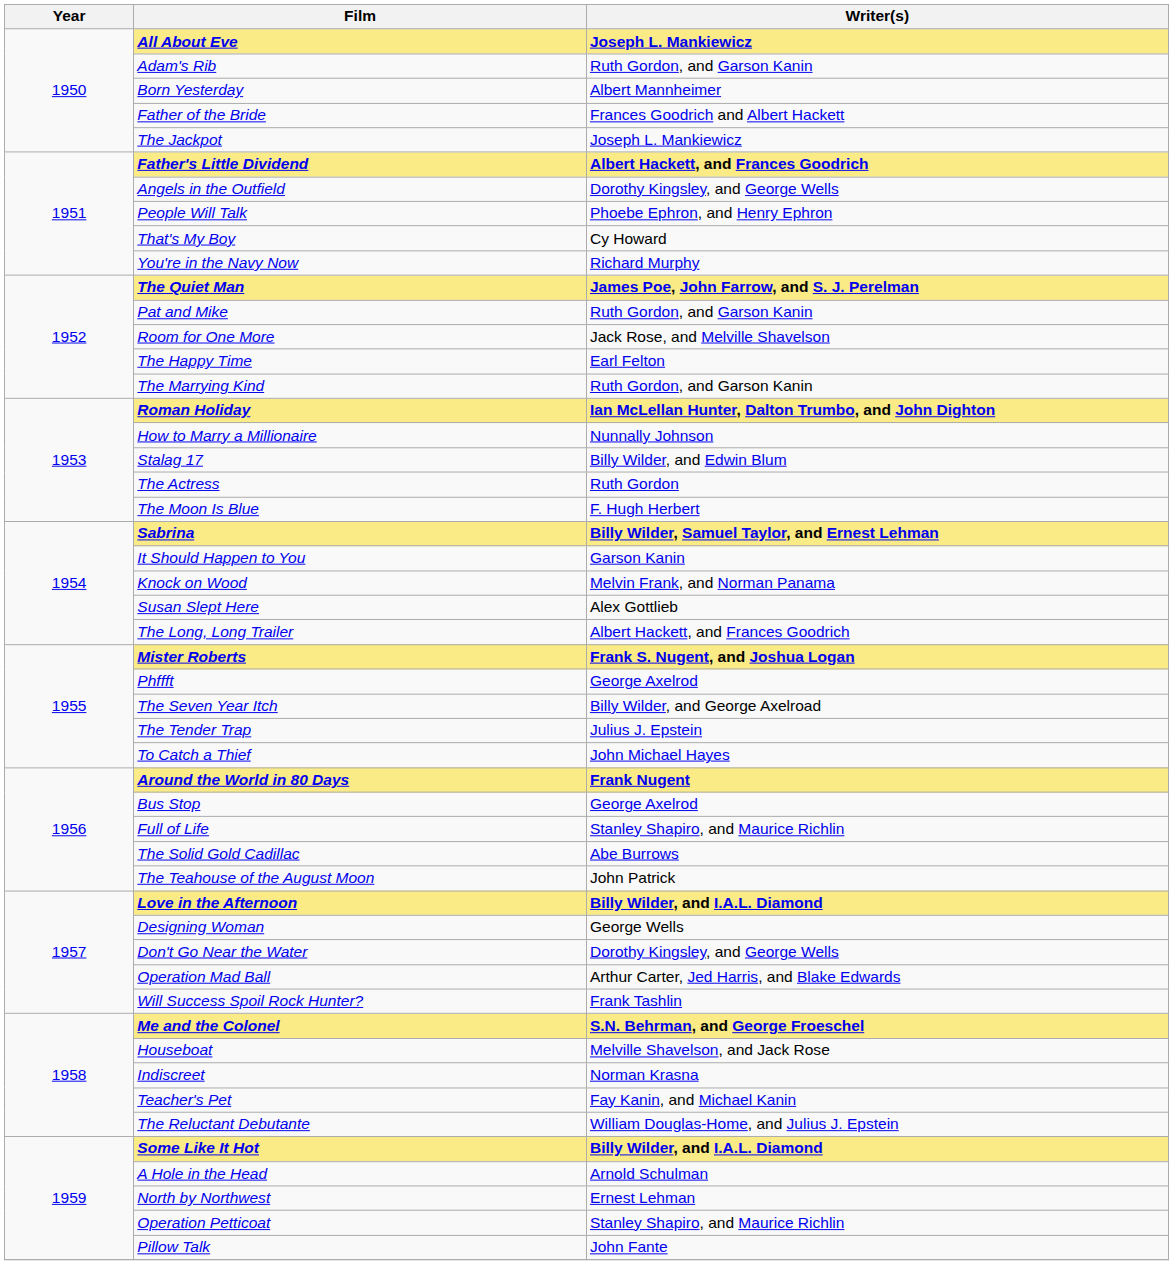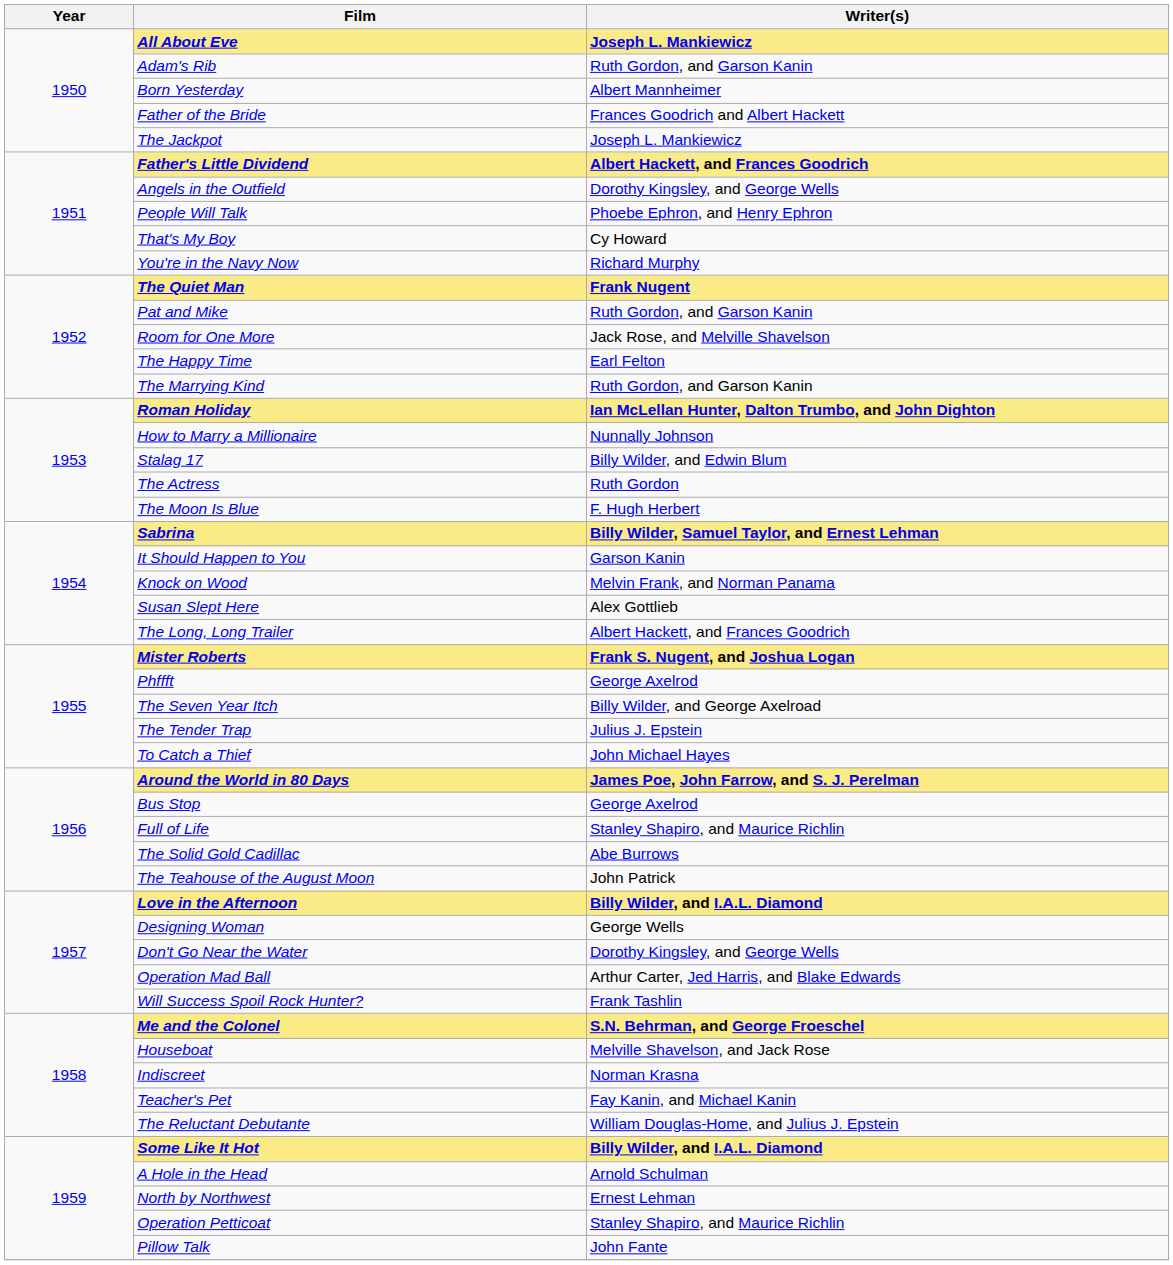(754, 287) James Poe, John Farrow, and S. J. Perelman -> (640, 287) Frank Nugent
(640, 779) Frank Nugent -> (754, 779) James Poe, John Farrow, and S. J. Perelman
